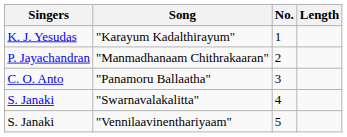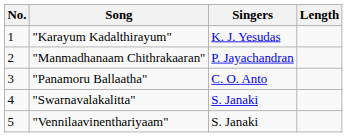columns swapped: (284, 15) <-> (49, 15)
